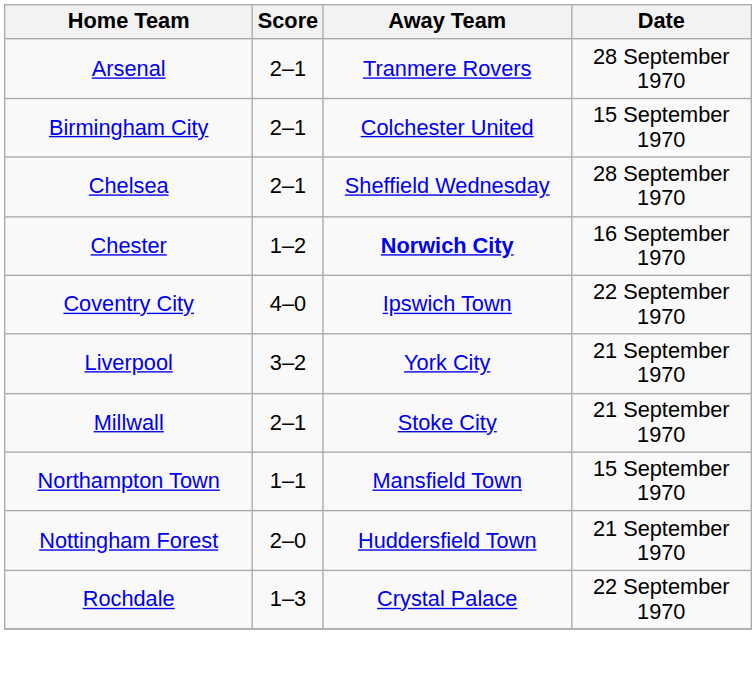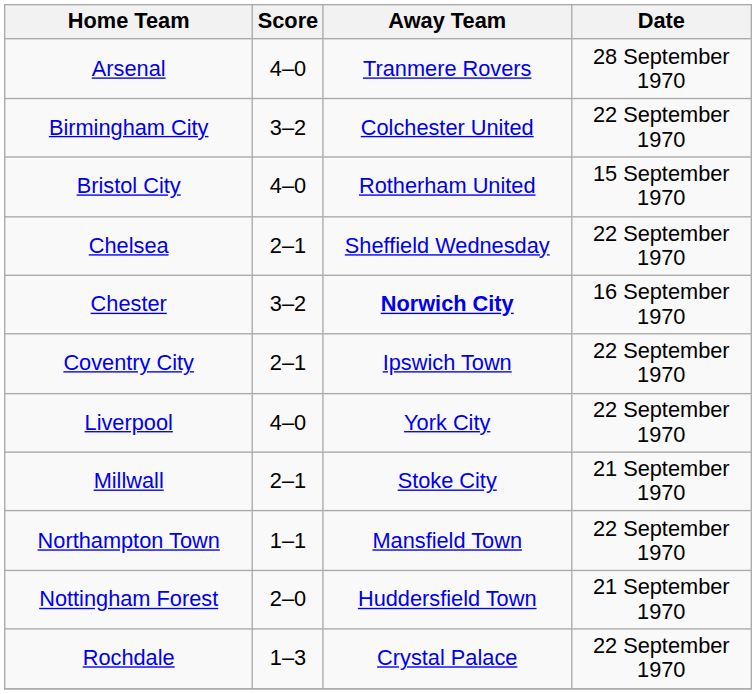(288, 68) 2–1 -> (288, 68) 4–0
(288, 127) 2–1 -> (288, 127) 3–2
(661, 127) 15 September 1970 -> (661, 127) 22 September 1970
+ row: (129, 186)
(661, 186) 28 September 1970 -> (661, 245) 22 September 1970
(288, 245) 1–2 -> (288, 304) 3–2
(288, 304) 4–0 -> (288, 363) 2–1
(288, 363) 3–2 -> (288, 422) 4–0
(661, 363) 21 September 1970 -> (661, 422) 22 September 1970
(661, 481) 15 September 1970 -> (661, 540) 22 September 1970
